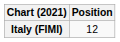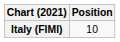(92, 29) 12 -> (92, 29) 10
